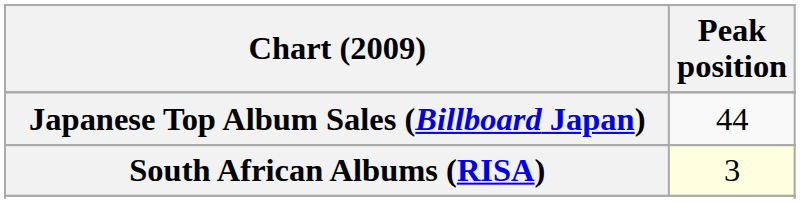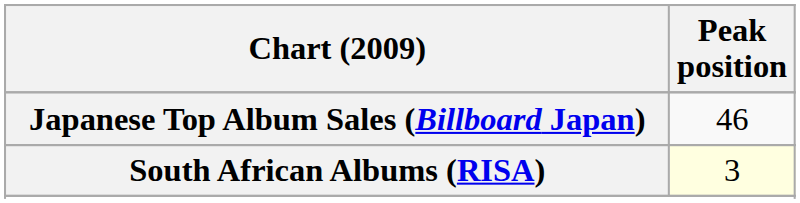(732, 118) 44 -> (732, 118) 46
